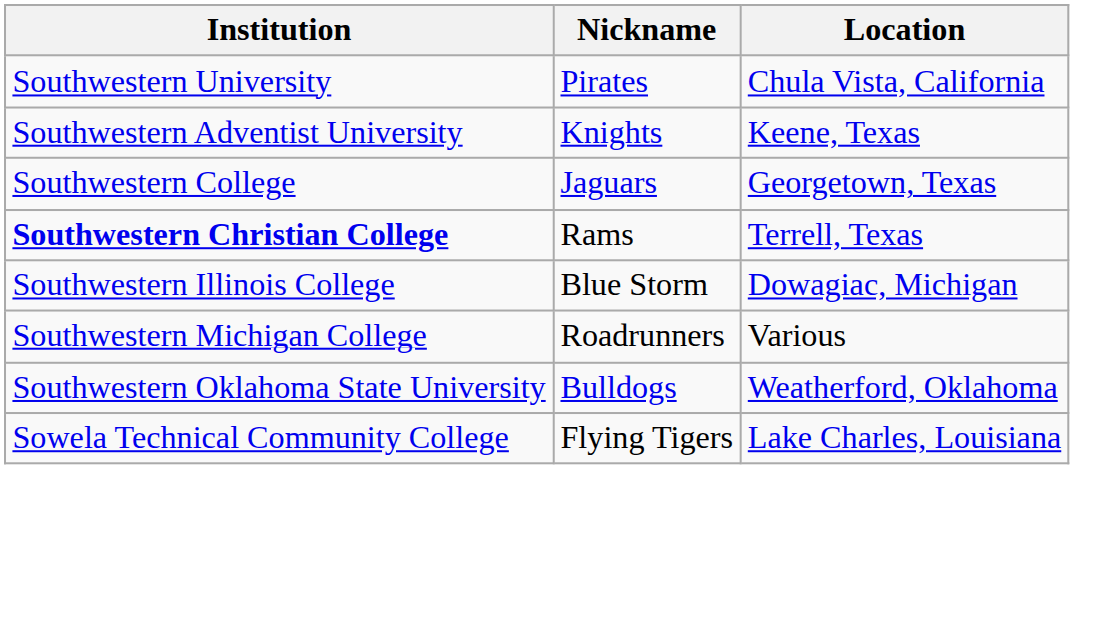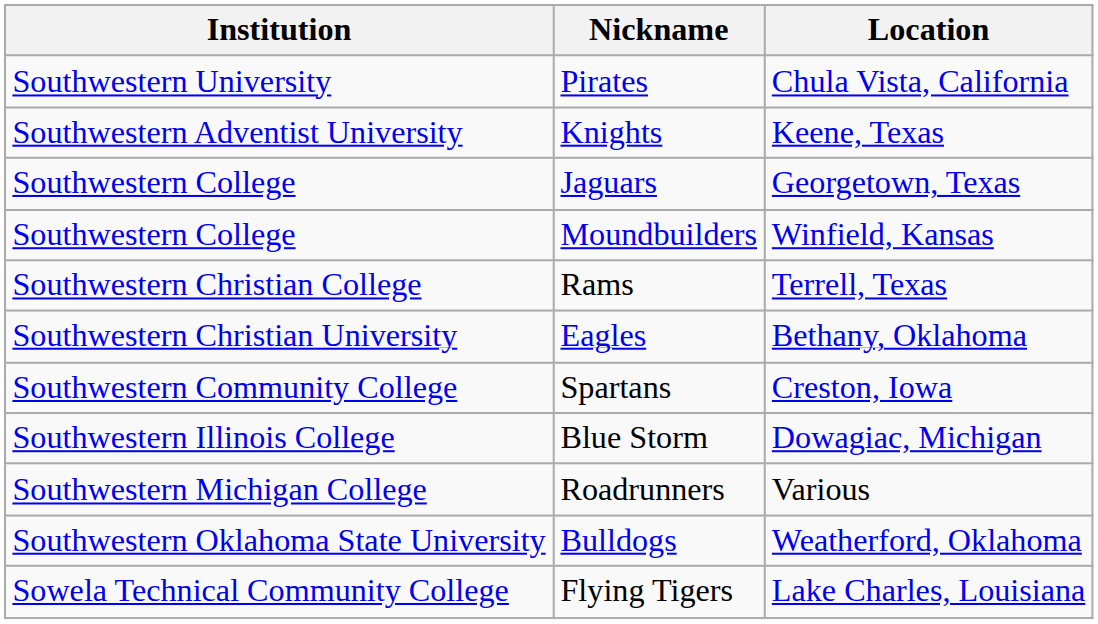+ row: (659, 234)
(230, 234) bold -> (217, 285) normal
+ row: (603, 336)
+ row: (616, 387)
